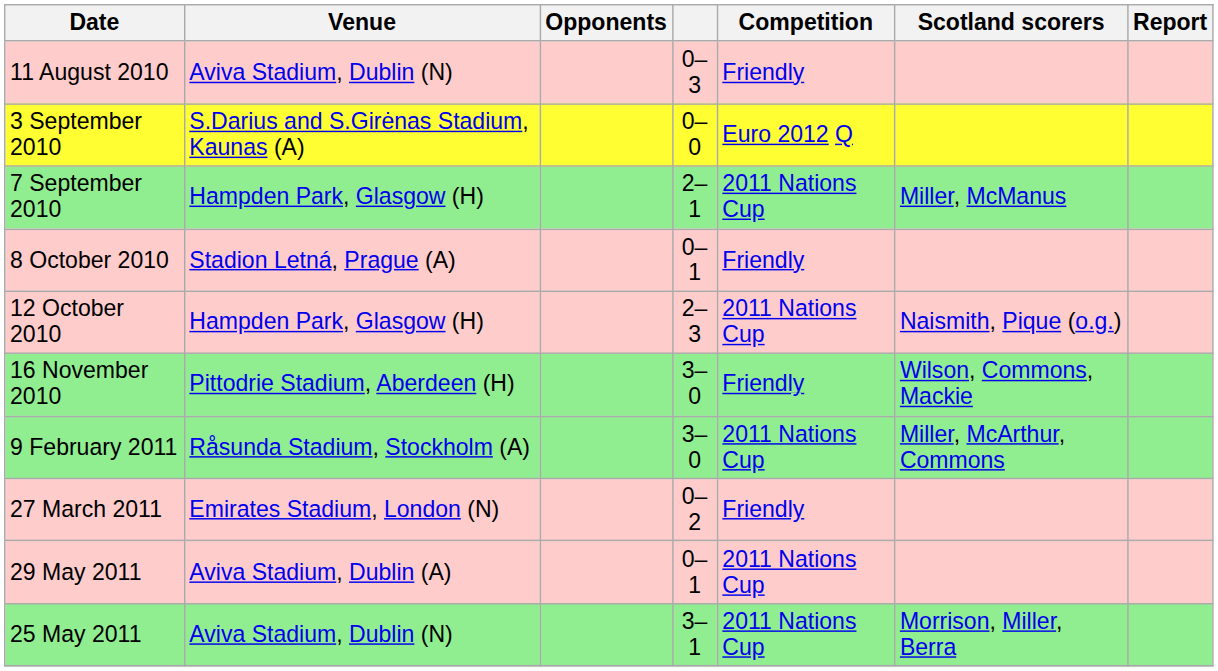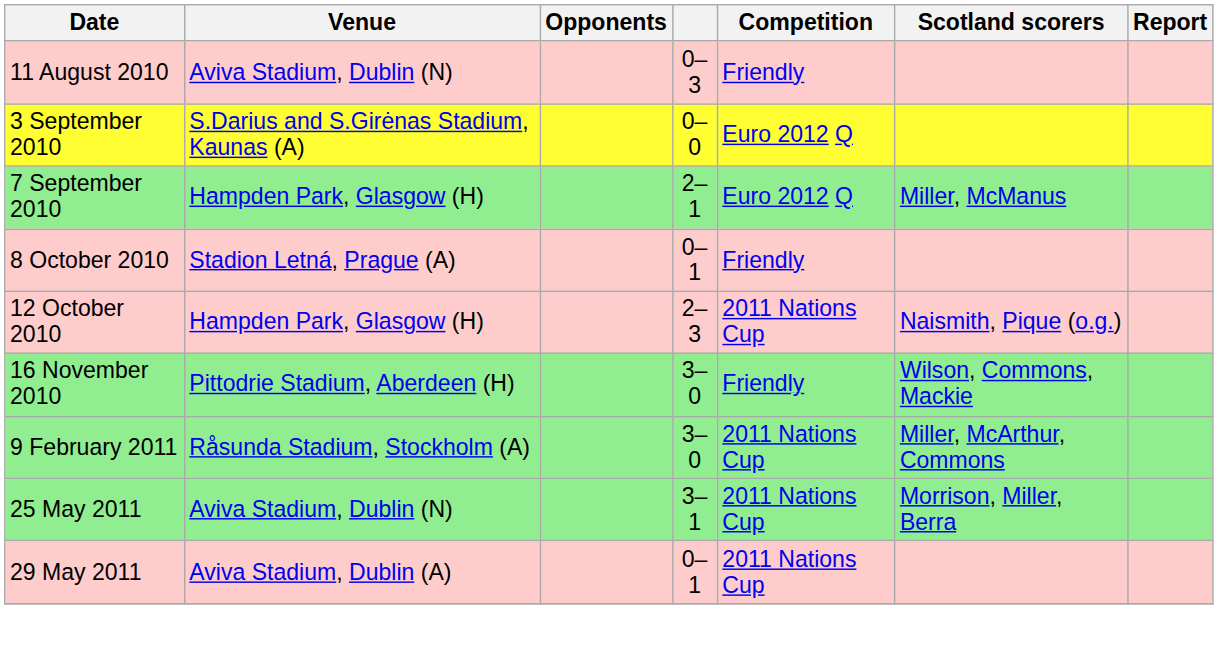(789, 197) 2011 Nations Cup -> (788, 197) Euro 2012 Q
- row: (86, 509)
rows swapped: (76, 634) <-> (76, 571)
